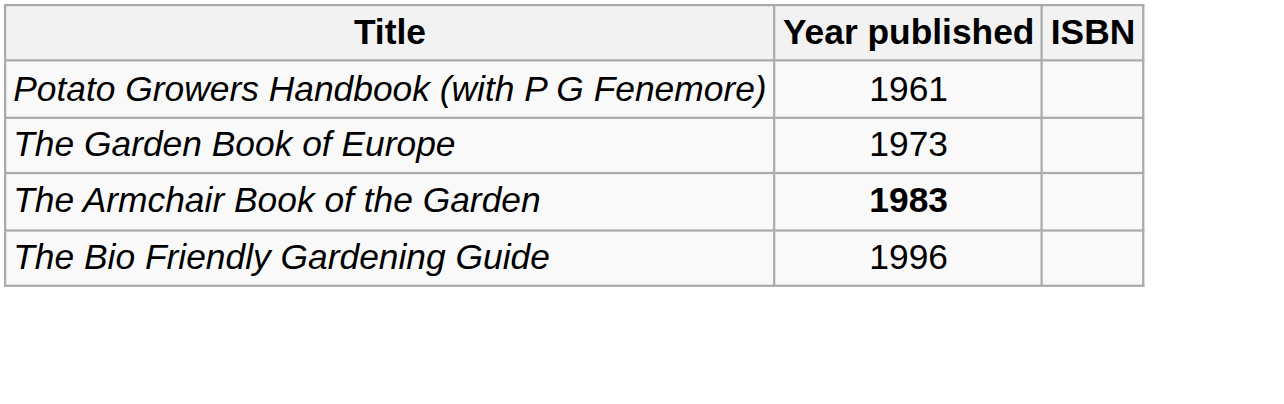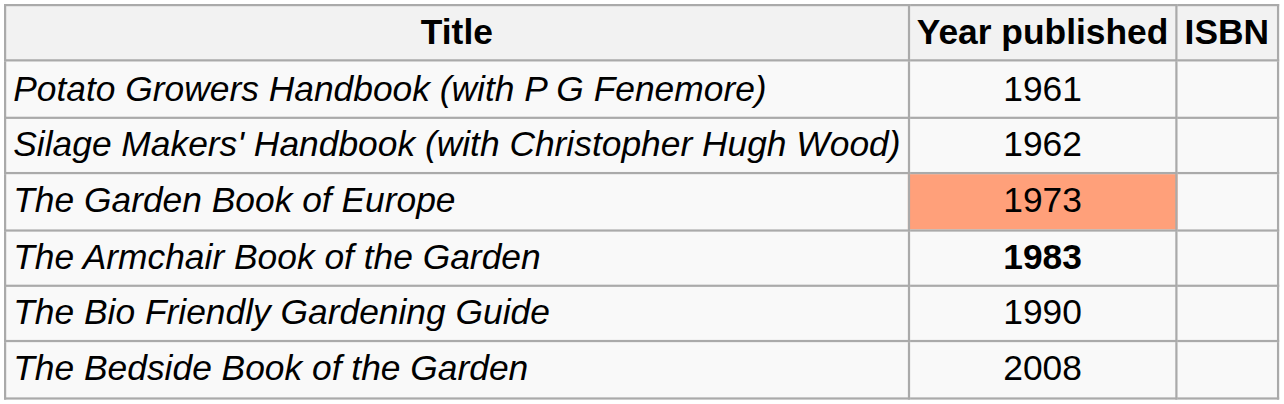+ row: (457, 144)
(909, 144) no background -> (1043, 200) lightsalmon background
(909, 256) 1996 -> (1043, 312) 1990
+ row: (271, 369)
